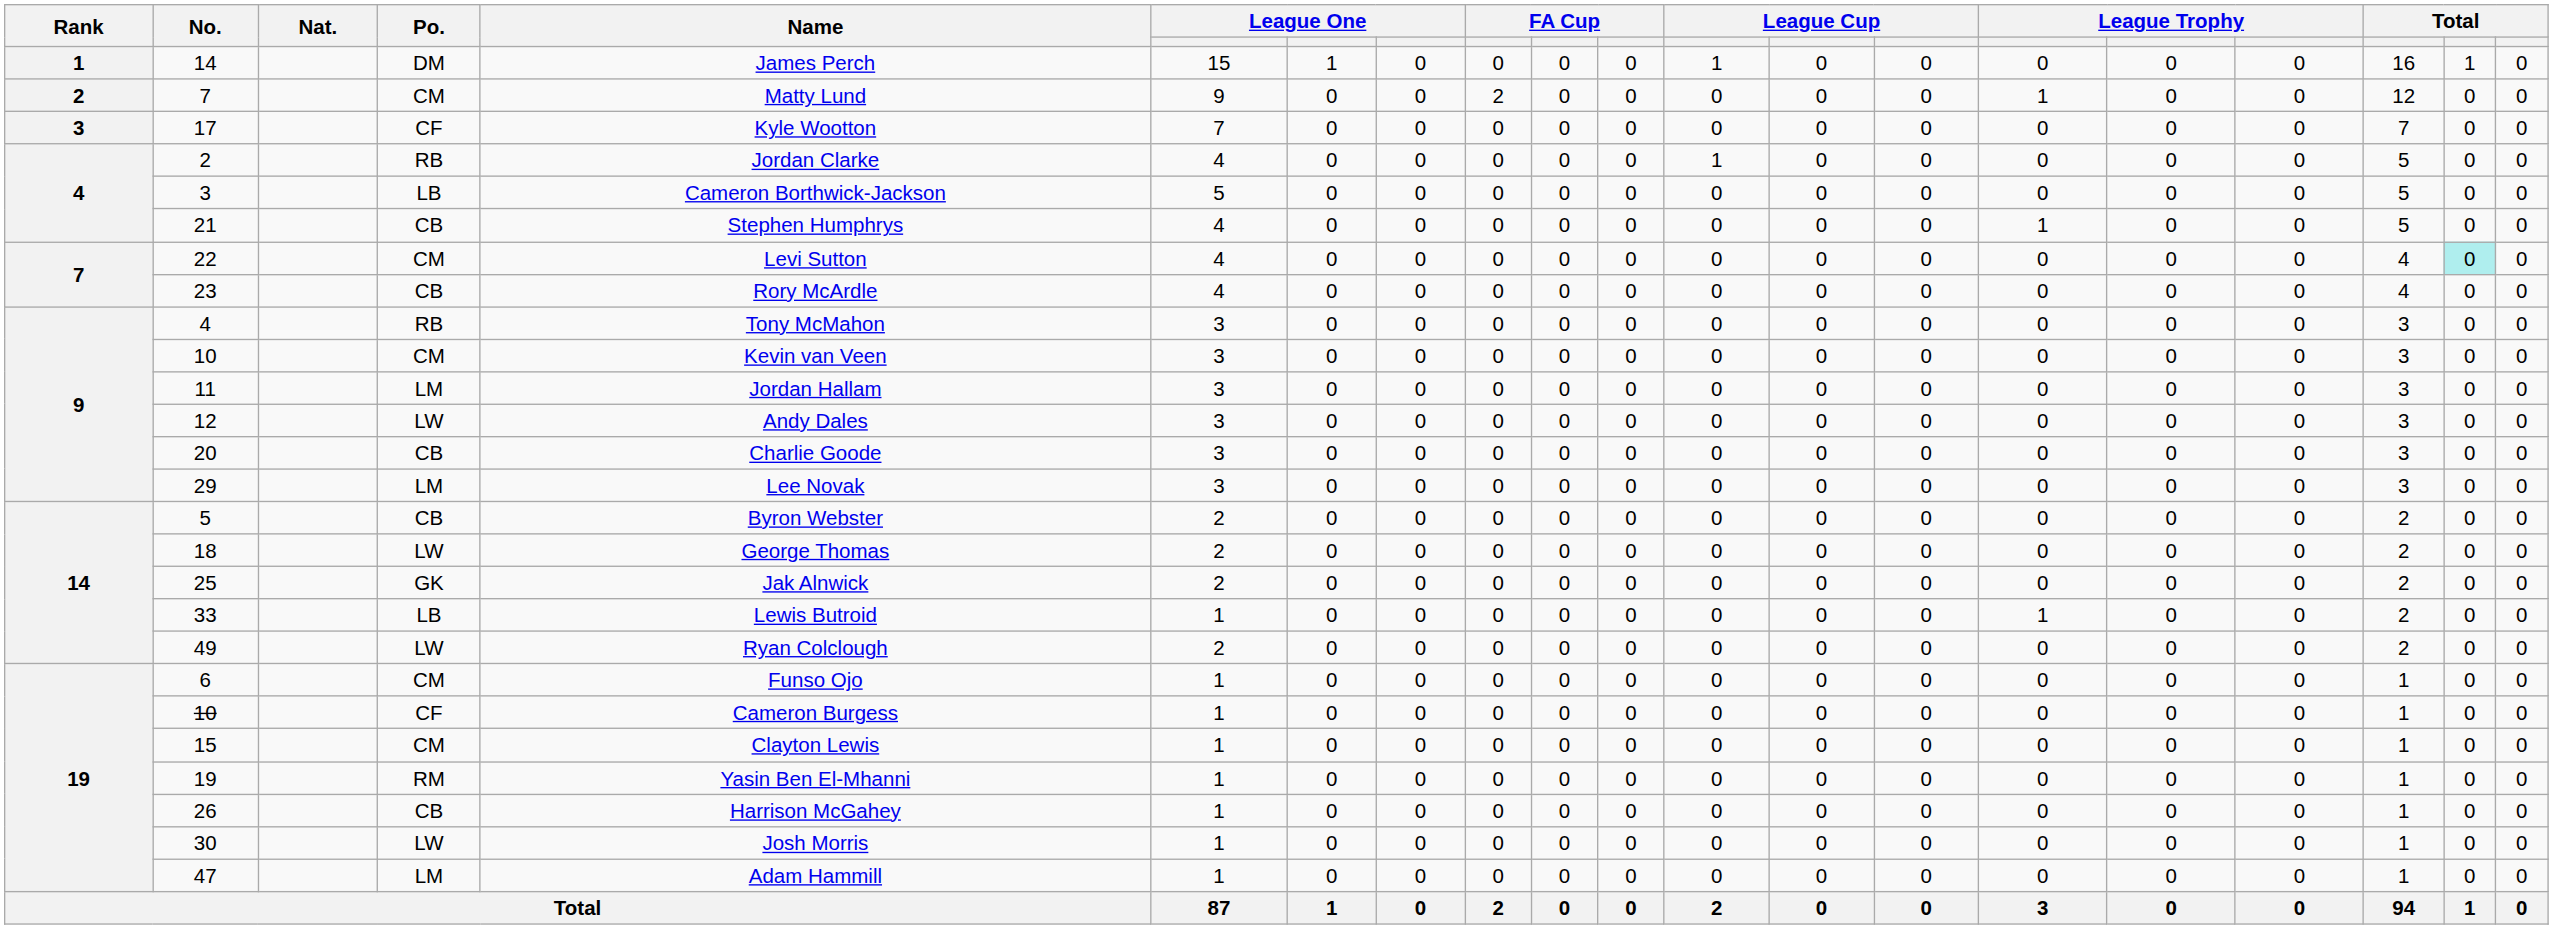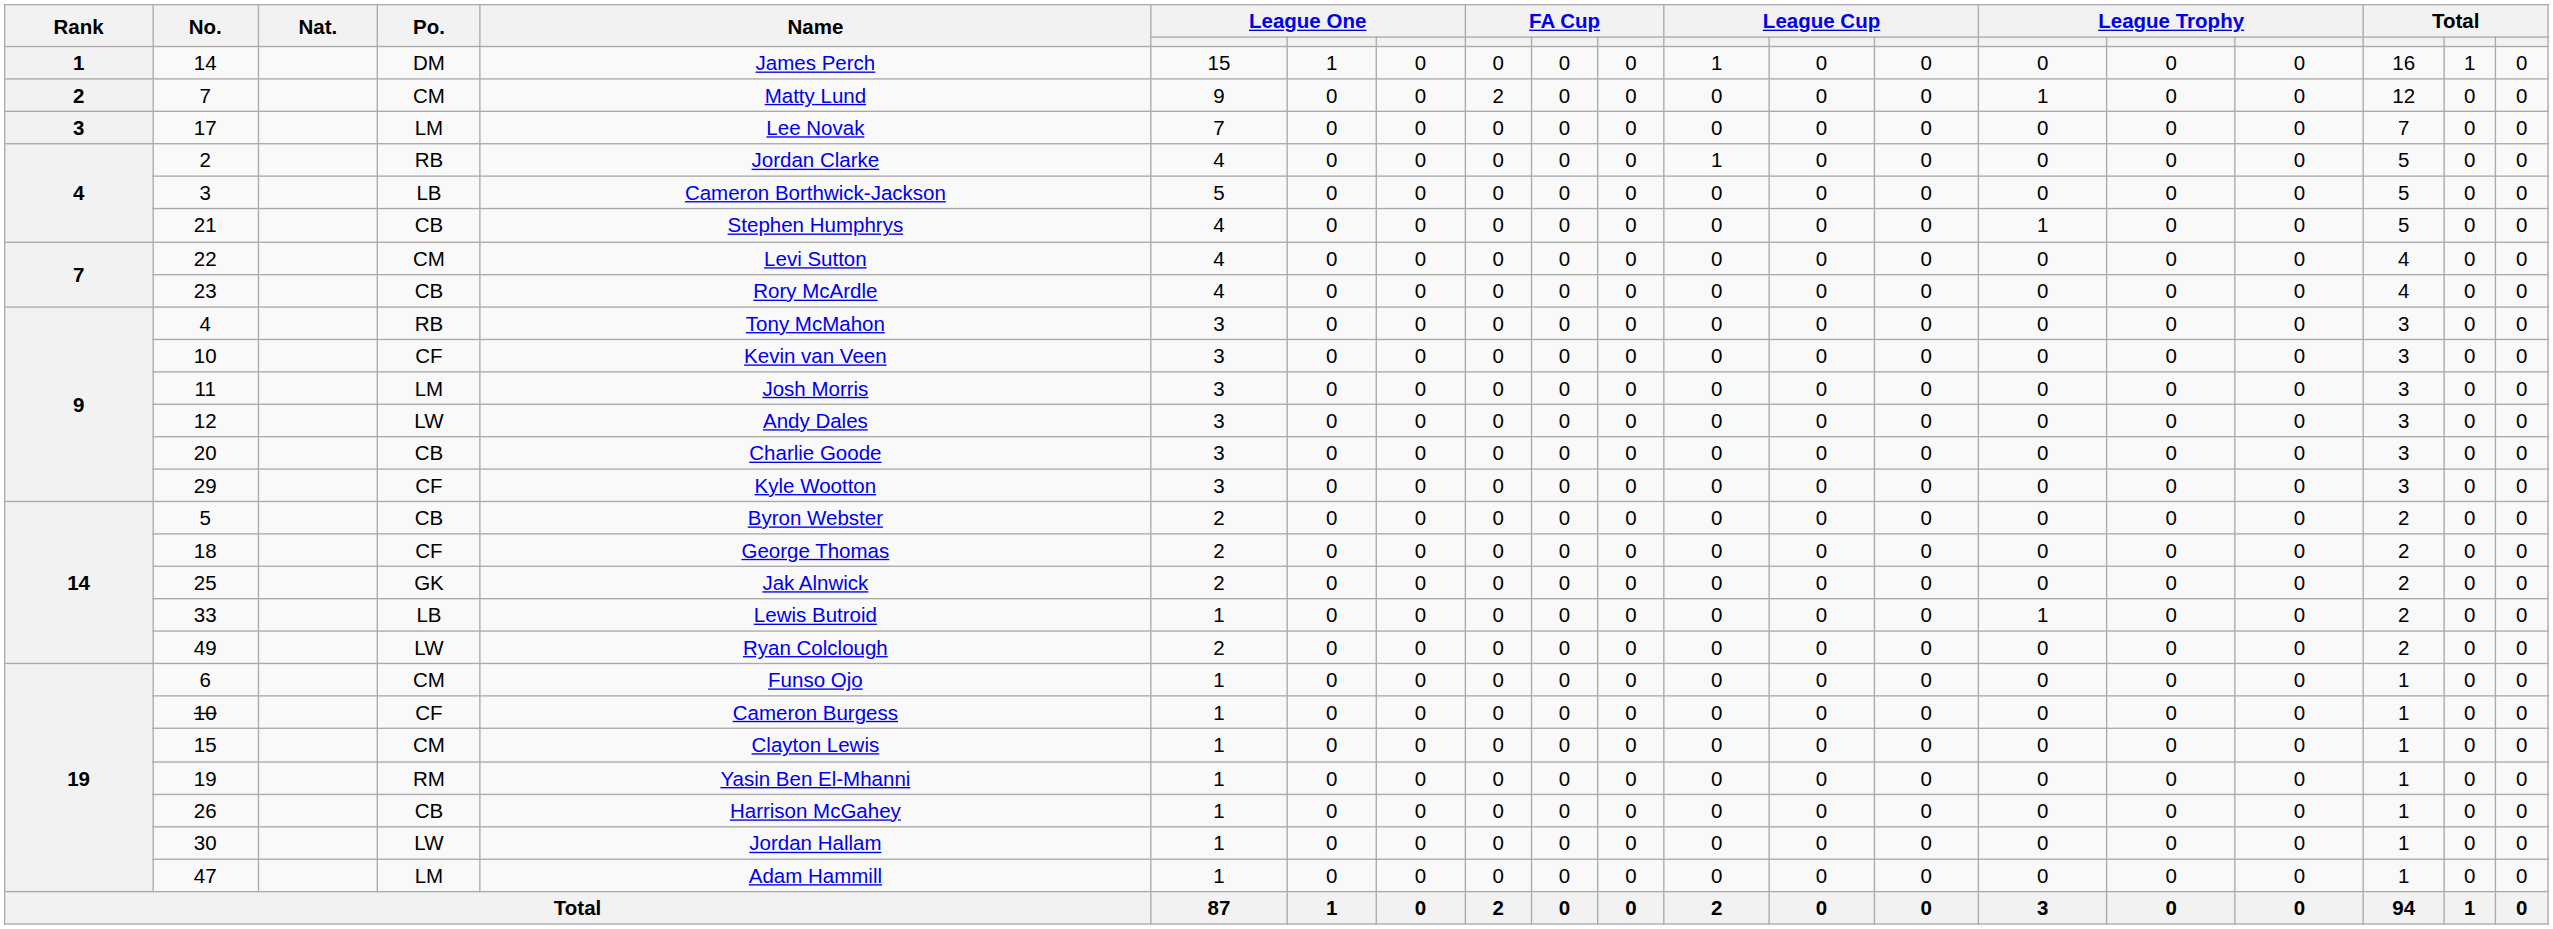(429, 128) CF -> (429, 128) LM
(815, 128) Kyle Wootton -> (815, 128) Lee Novak
(2470, 258) paleturquoise background -> (2470, 258) no background
(429, 355) CM -> (429, 355) CF
(815, 388) Jordan Hallam -> (815, 388) Josh Morris
(429, 485) LM -> (429, 485) CF
(815, 485) Lee Novak -> (815, 485) Kyle Wootton
(429, 550) LW -> (429, 550) CF
(815, 843) Josh Morris -> (815, 843) Jordan Hallam
